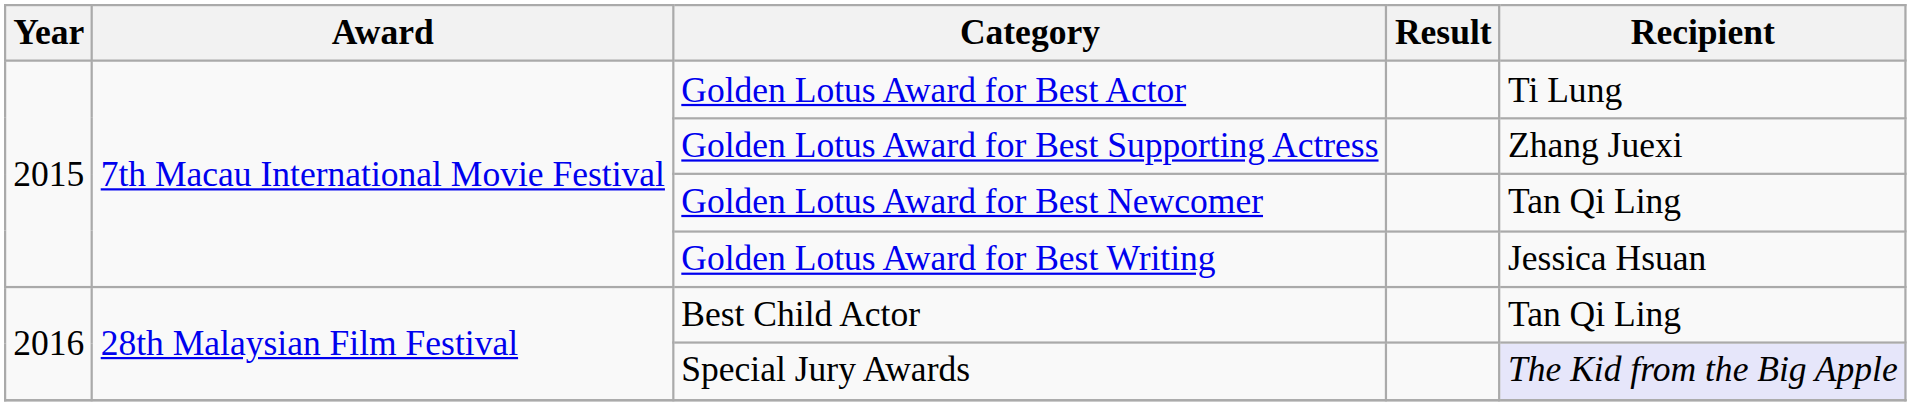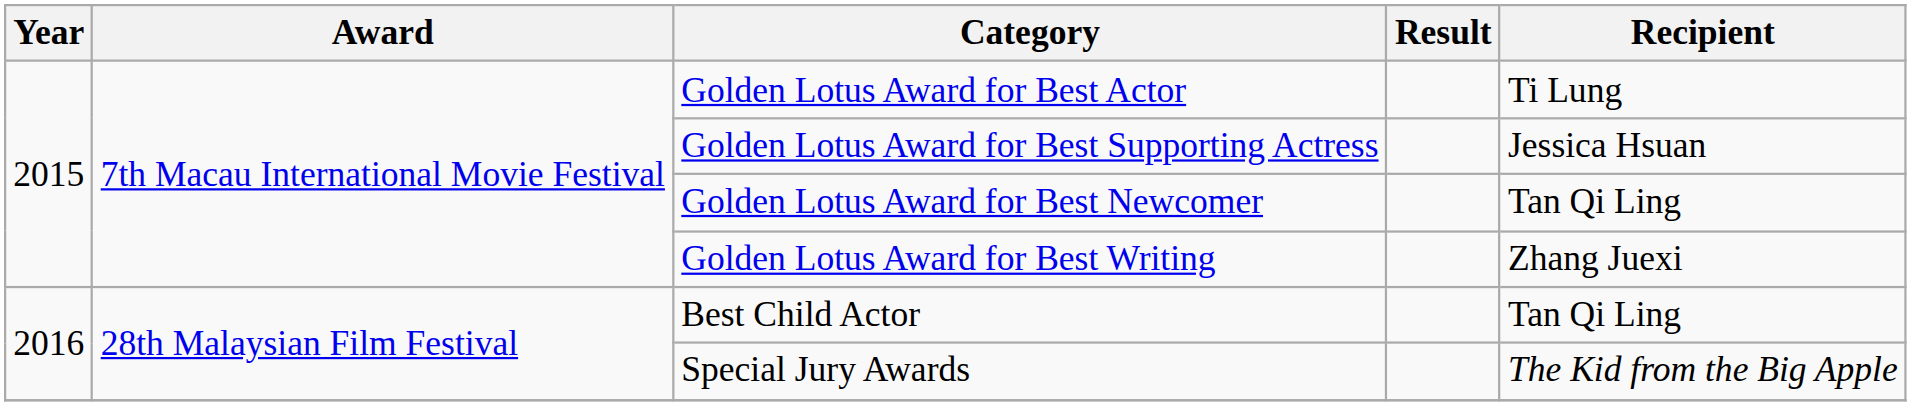(1595, 145) Zhang Juexi -> (1607, 145) Jessica Hsuan
(1607, 257) Jessica Hsuan -> (1595, 257) Zhang Juexi
(1703, 370) lavender background -> (1703, 370) no background
